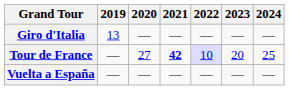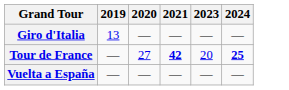- column: (206, 14)
(269, 54) normal -> (238, 54) bold
